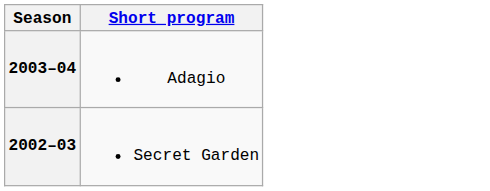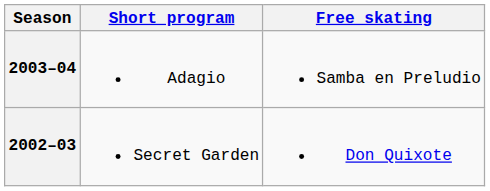+ column: (374, 18)
